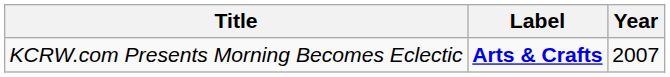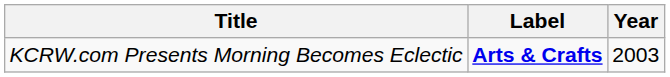(636, 54) 2007 -> (636, 54) 2003
